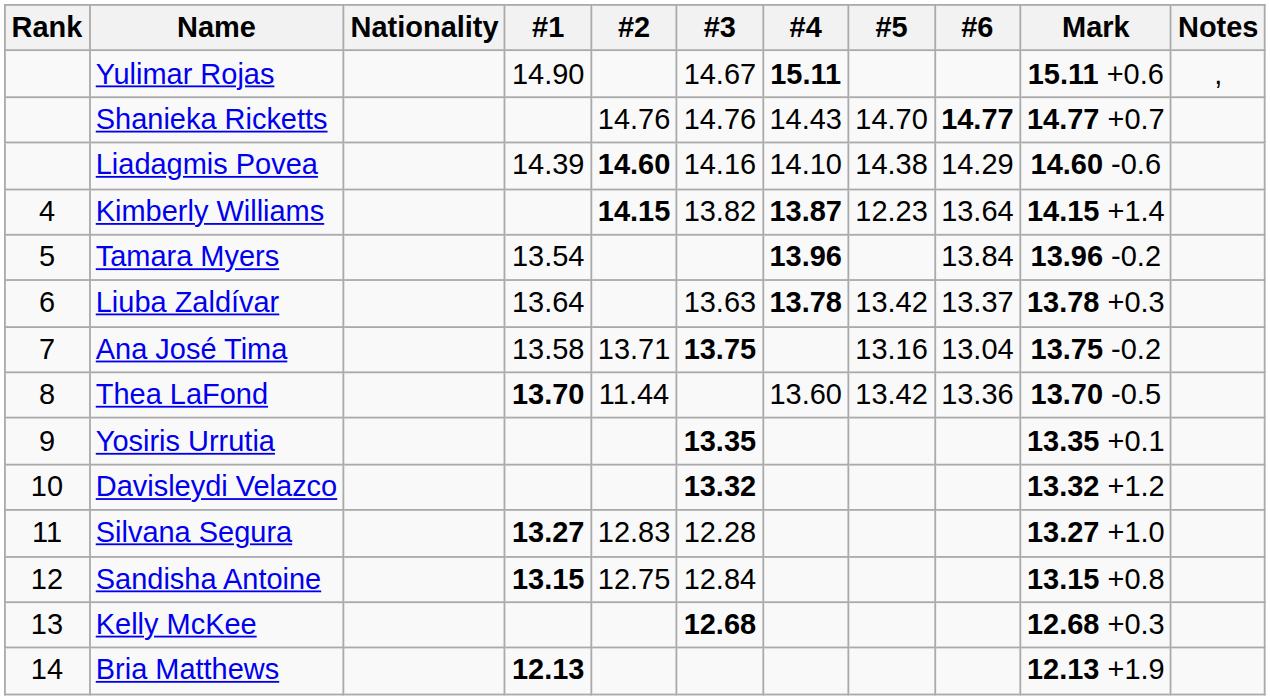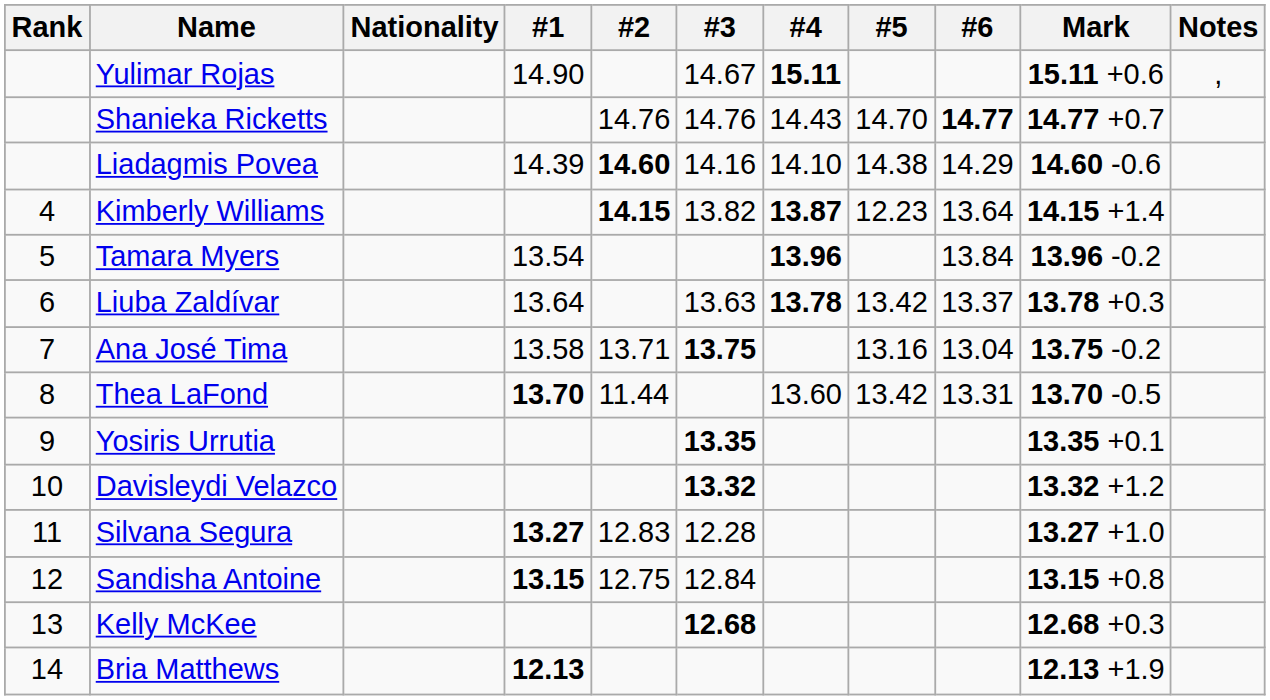(977, 394) 13.36 -> (977, 394) 13.31
